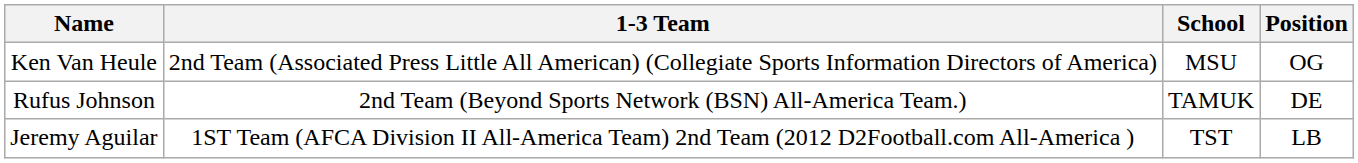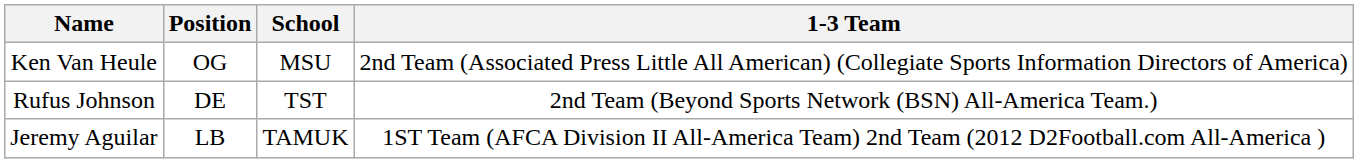columns swapped: (1306, 23) <-> (663, 23)
(1211, 99) TAMUK -> (305, 99) TST
(1211, 137) TST -> (305, 137) TAMUK
